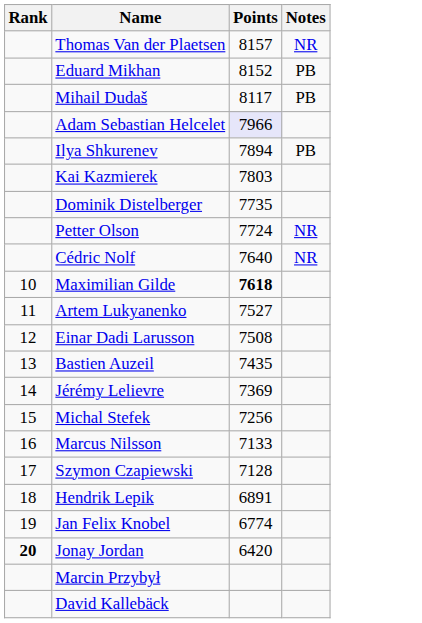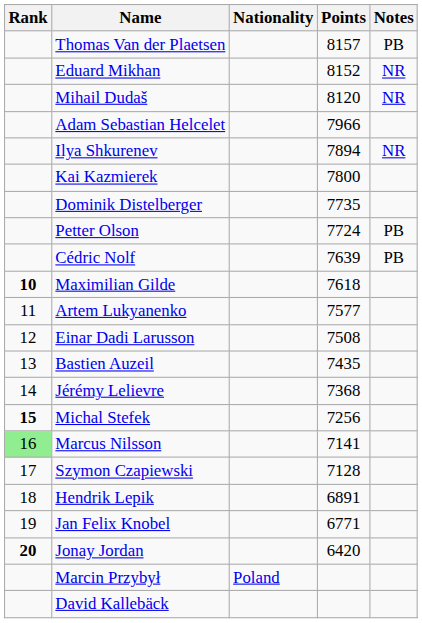+ column: (273, 17)
(306, 44) NR -> (394, 44) PB
(306, 71) PB -> (394, 71) NR
(255, 97) 8117 -> (344, 97) 8120
(306, 97) PB -> (394, 97) NR
(255, 124) lavender background -> (344, 124) no background
(306, 151) PB -> (394, 151) NR
(255, 177) 7803 -> (344, 177) 7800
(306, 230) NR -> (394, 230) PB
(255, 257) 7640 -> (344, 257) 7639
(306, 257) NR -> (394, 257) PB
(28, 284) normal -> (28, 284) bold
(255, 284) bold -> (344, 284) normal
(255, 310) 7527 -> (344, 310) 7577
(255, 390) 7369 -> (344, 390) 7368
(28, 417) normal -> (28, 417) bold
(28, 444) no background -> (28, 444) lightgreen background
(255, 444) 7133 -> (344, 444) 7141
(255, 524) 6774 -> (344, 524) 6771
